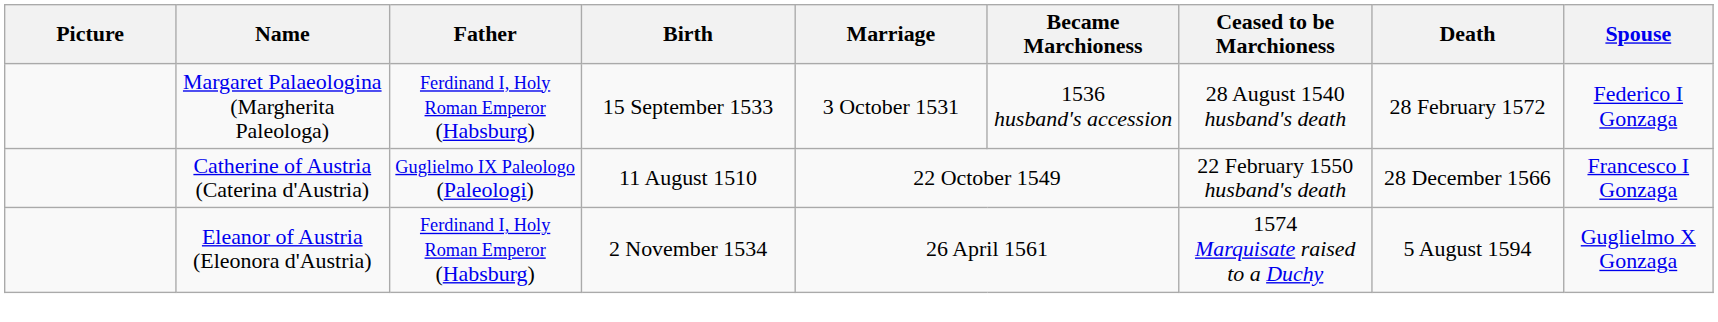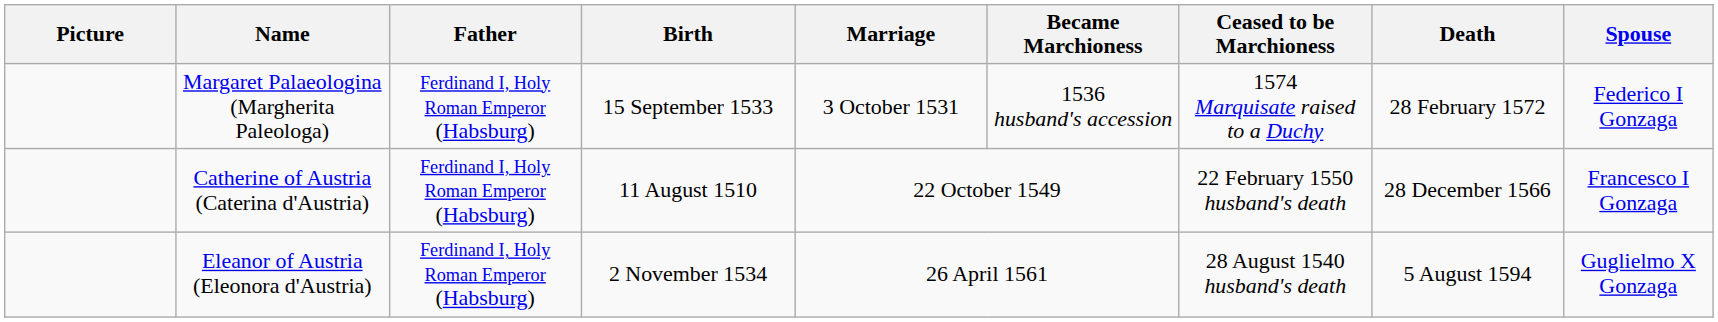(1275, 105) 28 August 1540 husband's death -> (1275, 105) 1574 Marquisate raised to a Duchy
(485, 179) Guglielmo IX Paleologo (Paleologi) -> (485, 191) Ferdinand I, Holy Roman Emperor (Habsburg)
(1275, 249) 1574 Marquisate raised to a Duchy -> (1275, 274) 28 August 1540 husband's death
